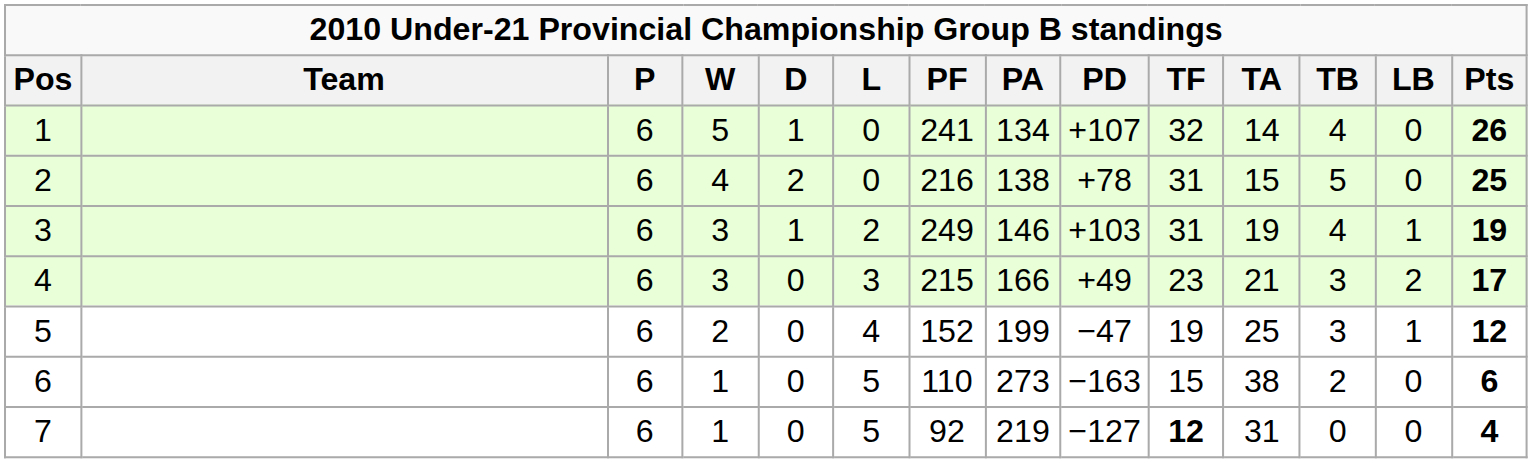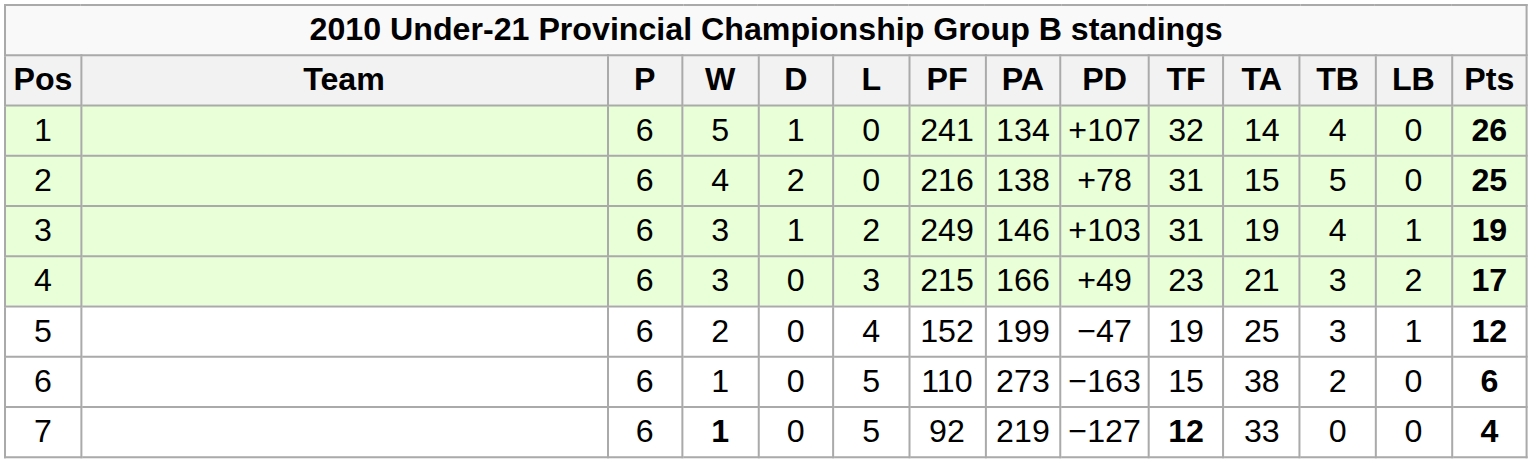(720, 431) normal -> (720, 431) bold
(1262, 431) 31 -> (1262, 431) 33
